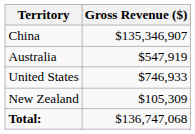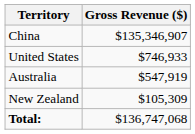rows swapped: (44, 77) <-> (32, 56)
